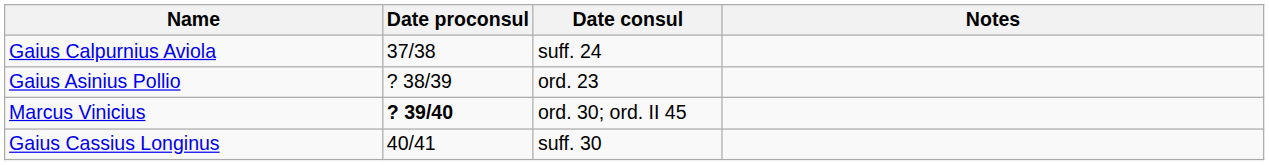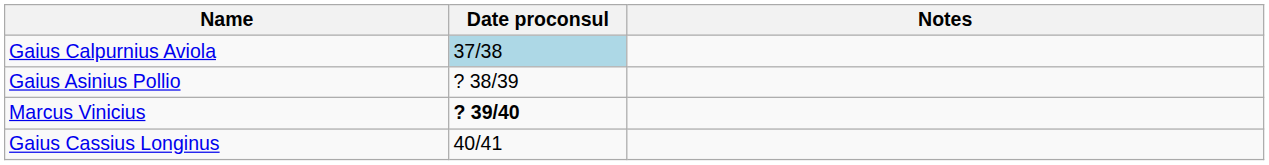- column: (628, 19)
(411, 50) no background -> (478, 50) lightblue background
